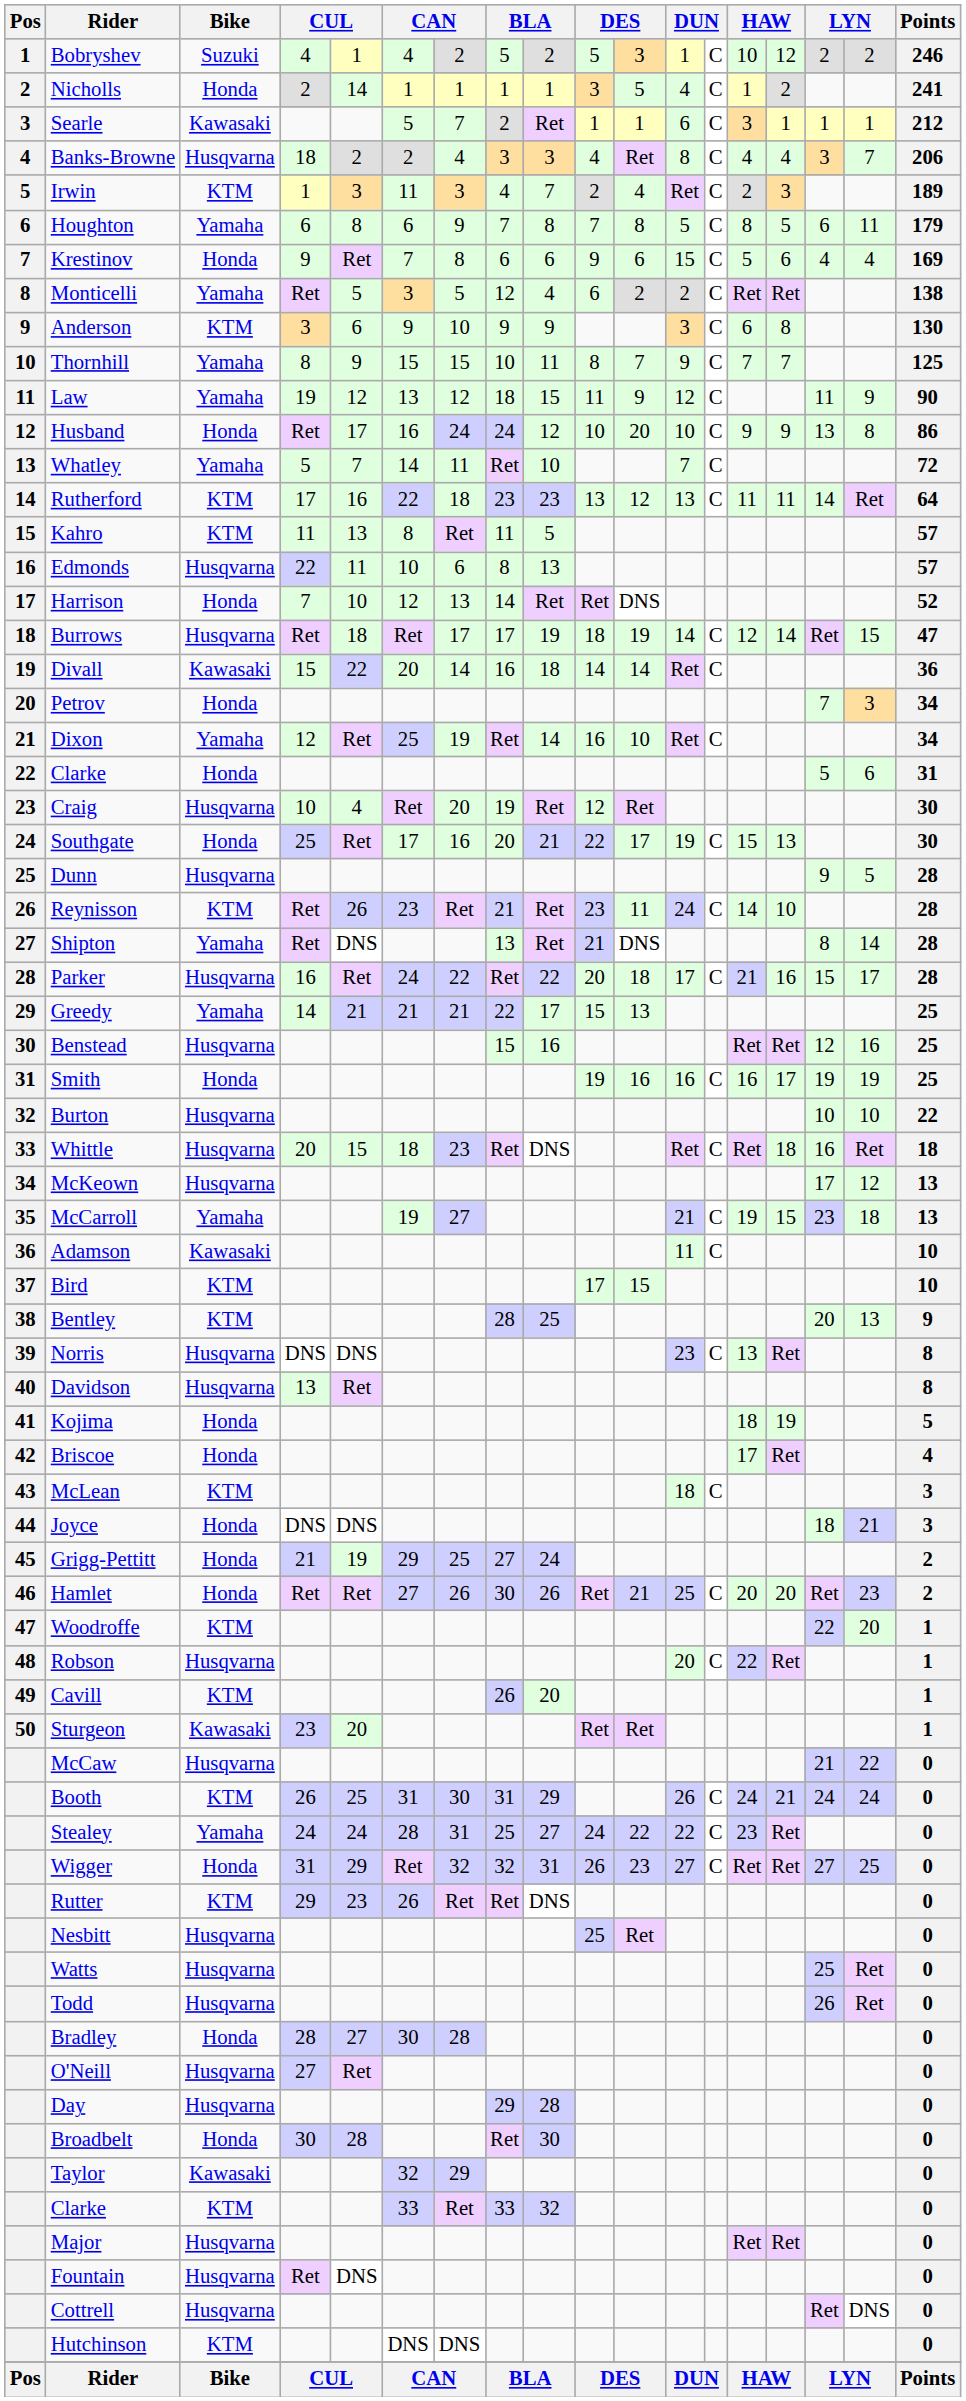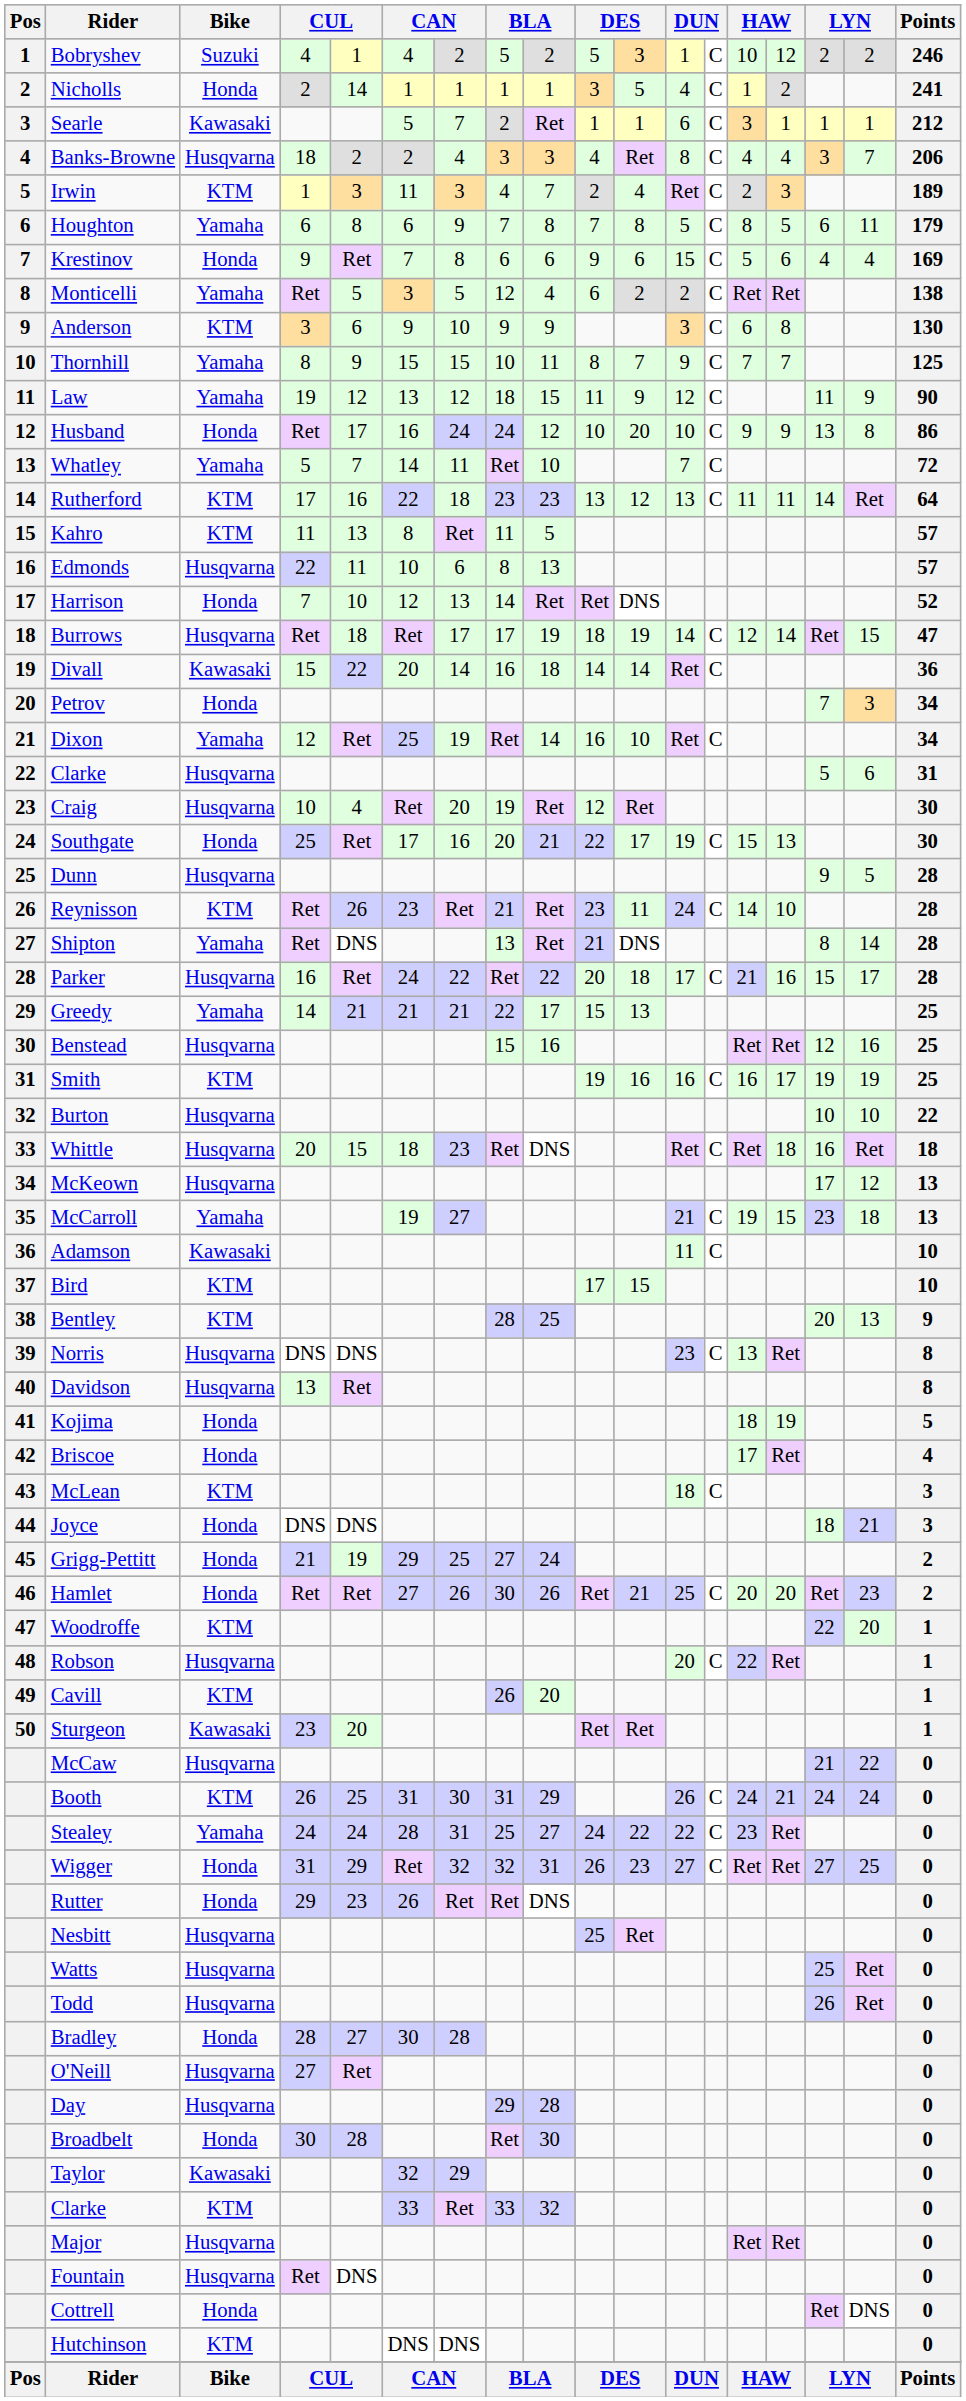(230, 773) Honda -> (230, 773) Husqvarna
(230, 1080) Honda -> (230, 1080) KTM
(230, 1900) KTM -> (230, 1900) Honda
(230, 2310) Husqvarna -> (230, 2310) Honda
